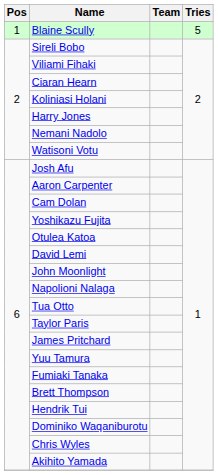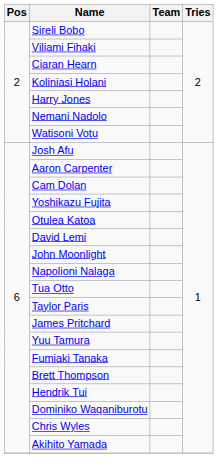- row: (63, 30)
